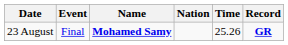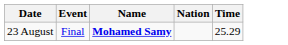- column: (263, 13)
(228, 31) 25.26 -> (228, 31) 25.29
